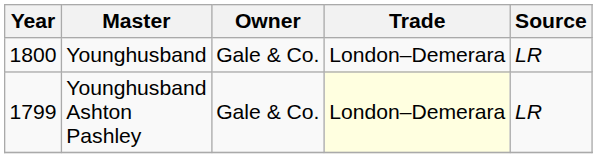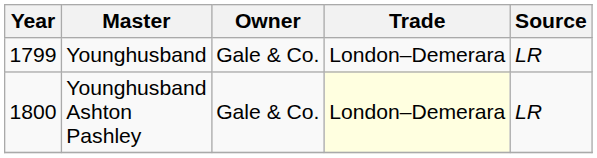(33, 54) 1800 -> (33, 54) 1799
(33, 111) 1799 -> (33, 111) 1800
